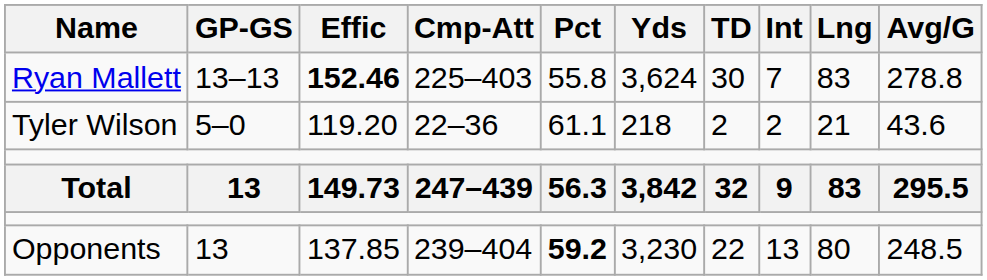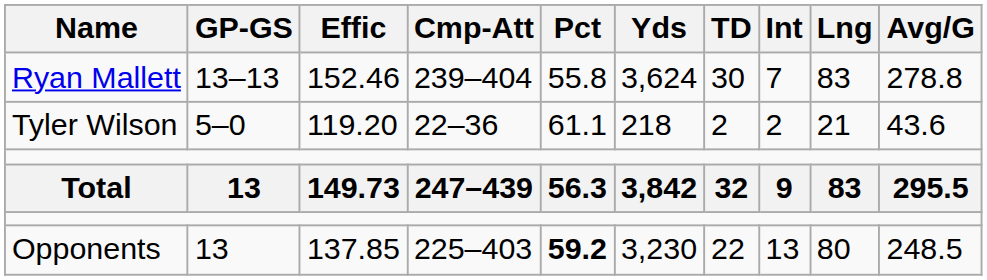(353, 76) bold -> (353, 76) normal
(473, 76) 225–403 -> (473, 76) 239–404
(473, 249) 239–404 -> (473, 249) 225–403
